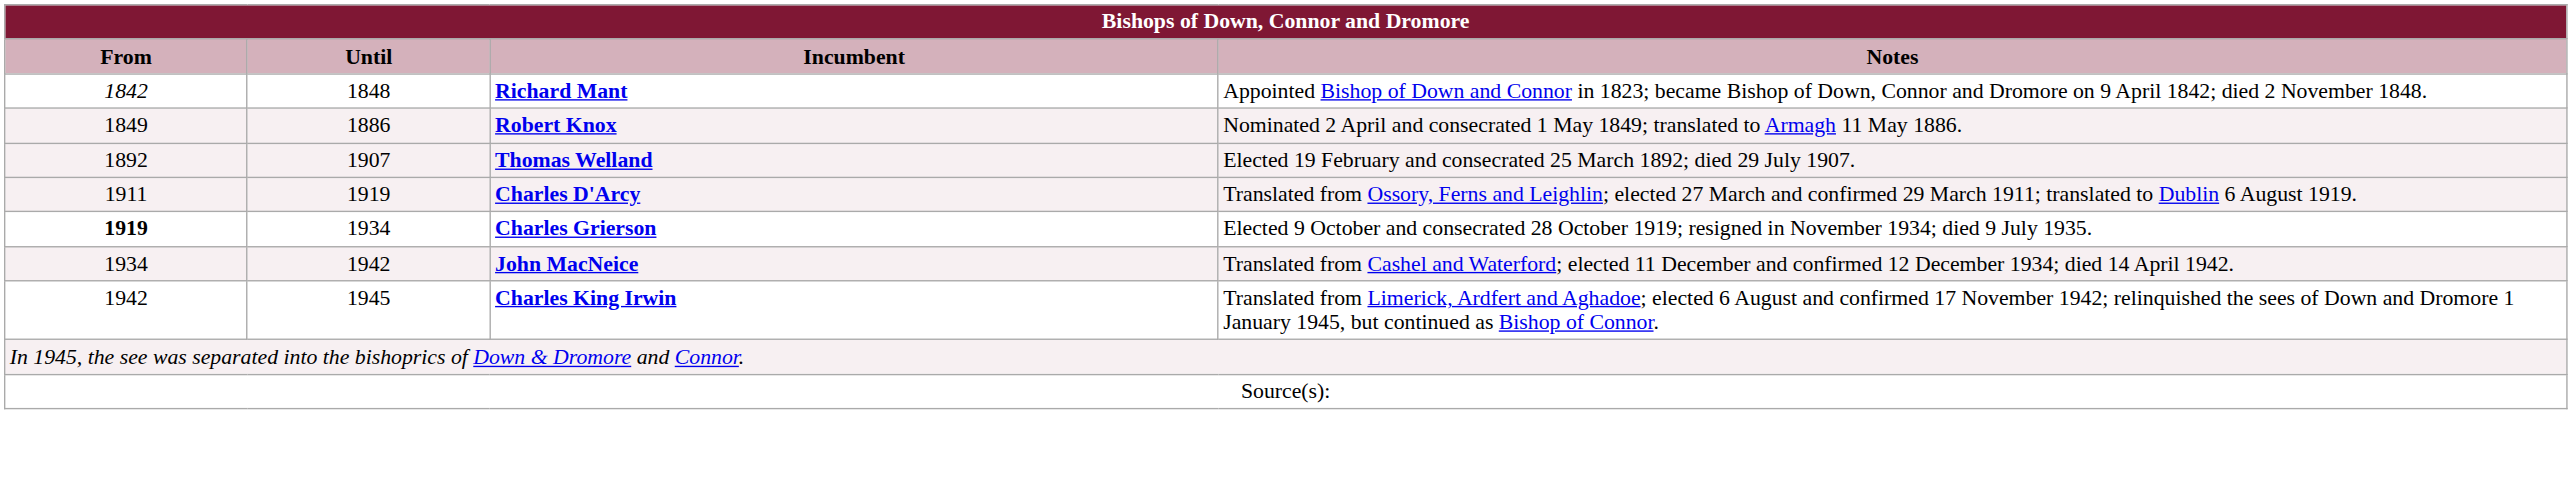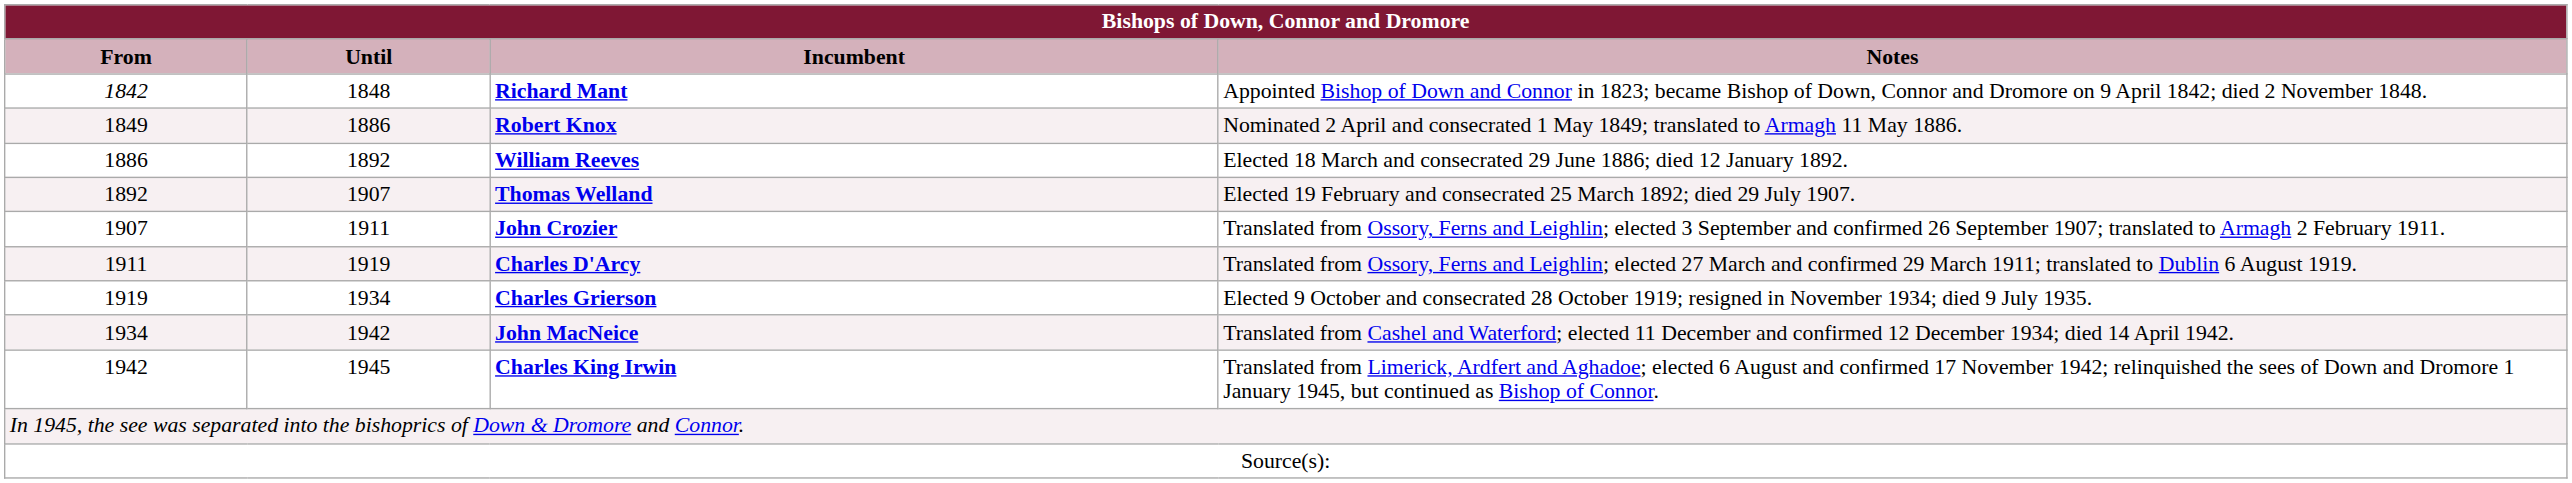+ row: (567, 159)
+ row: (556, 228)
(126, 228) bold -> (126, 297) normal
